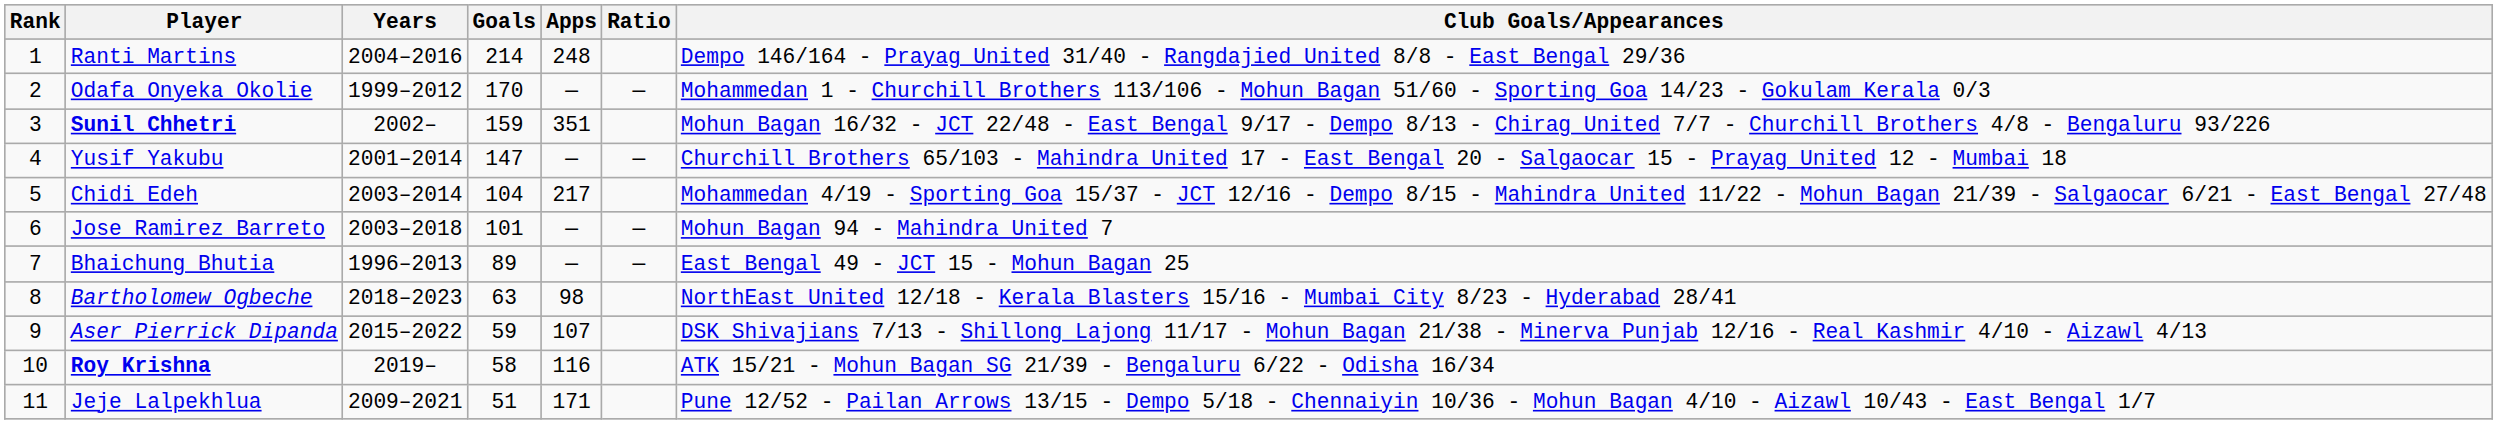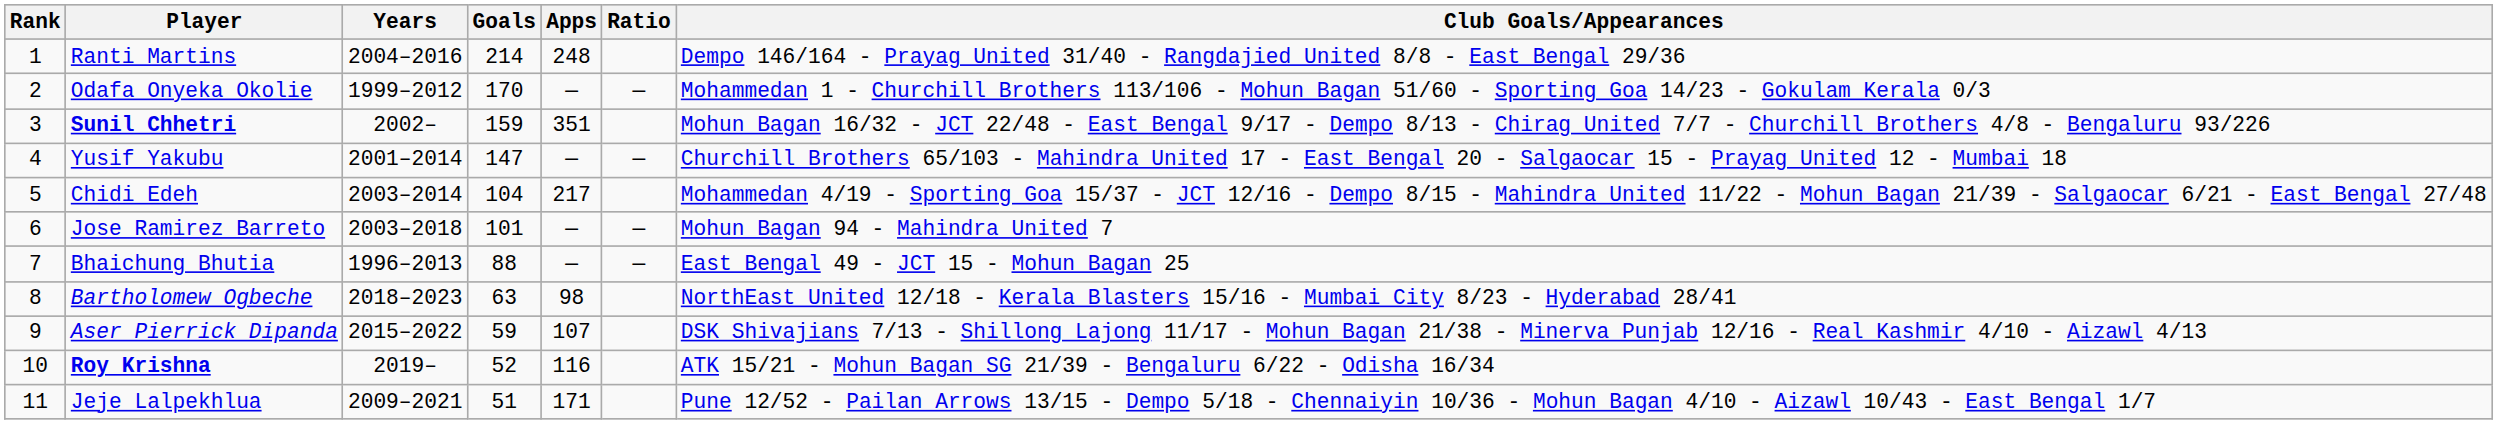(504, 264) 89 -> (504, 264) 88
(504, 367) 58 -> (504, 367) 52
